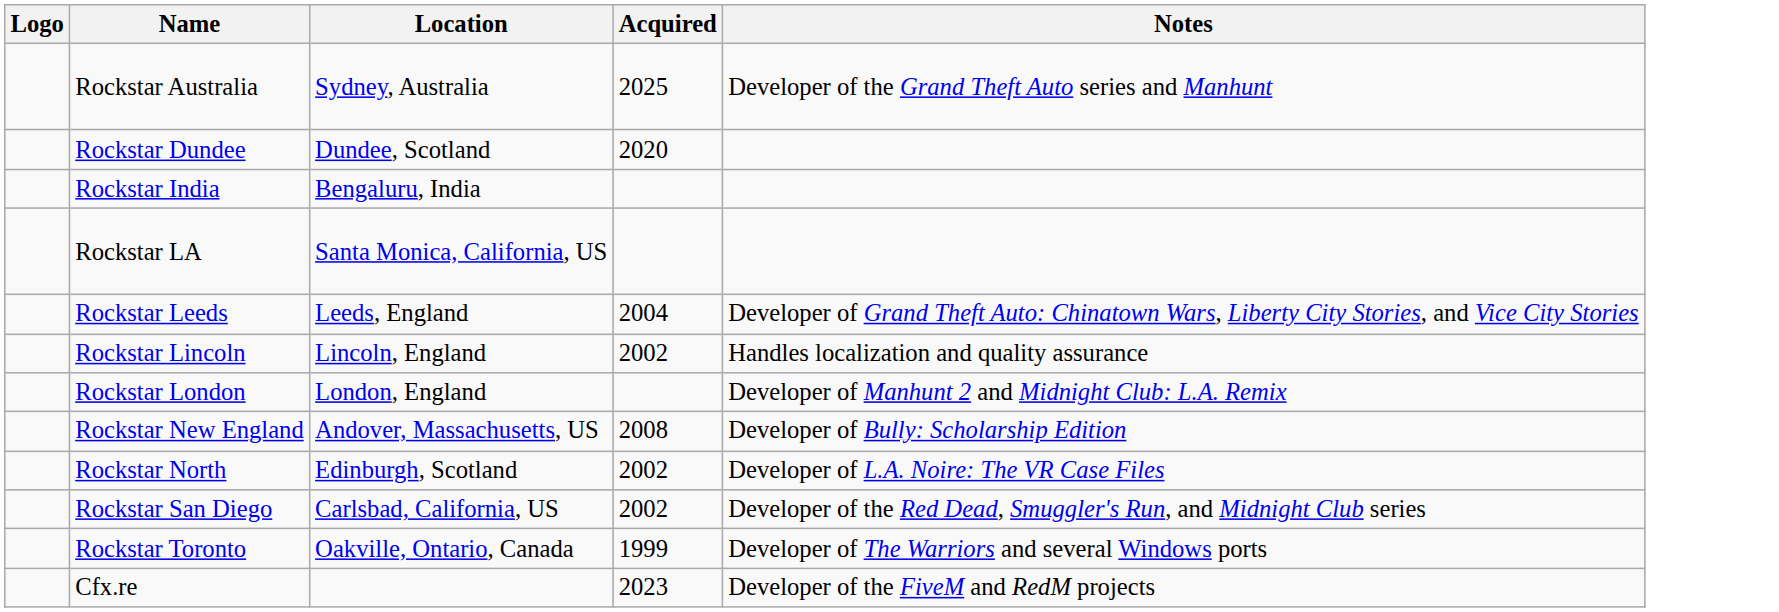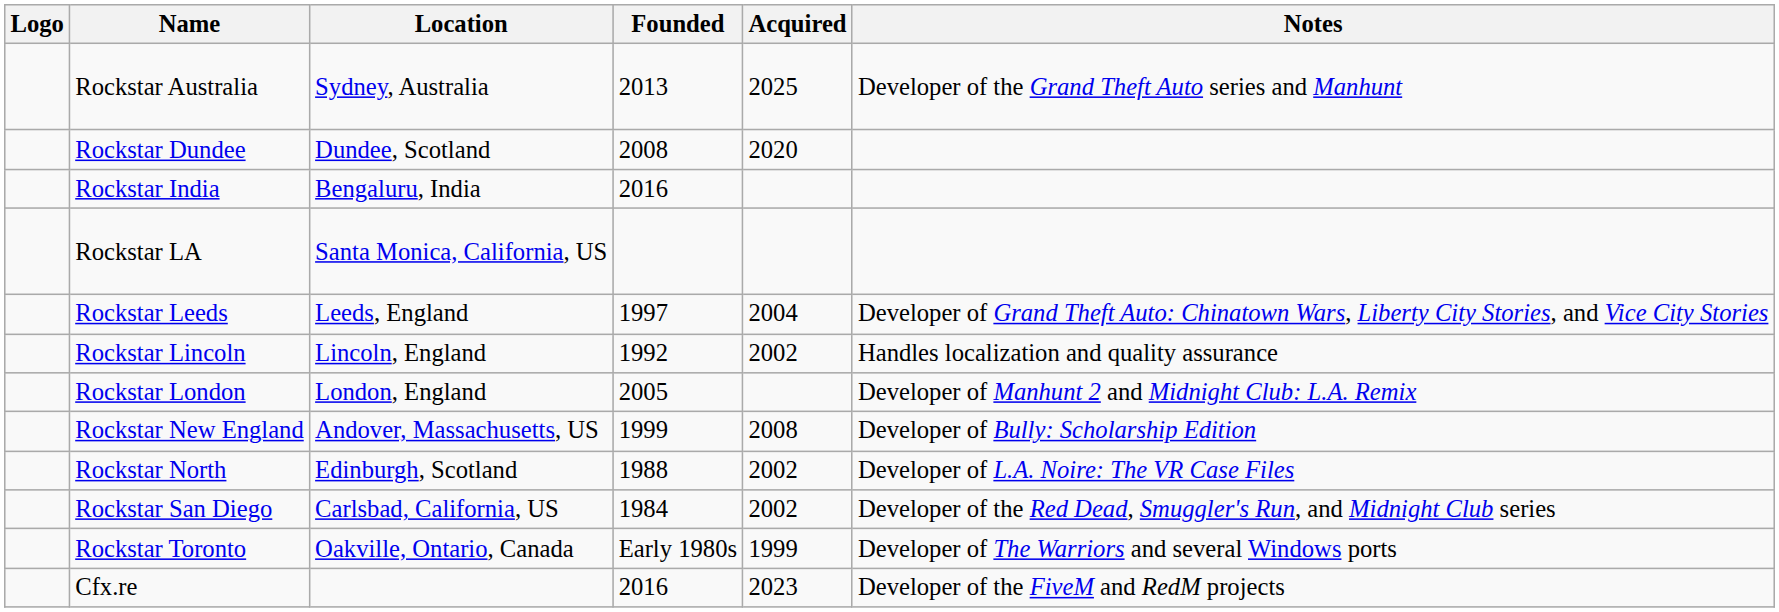+ column: (678, 24)
